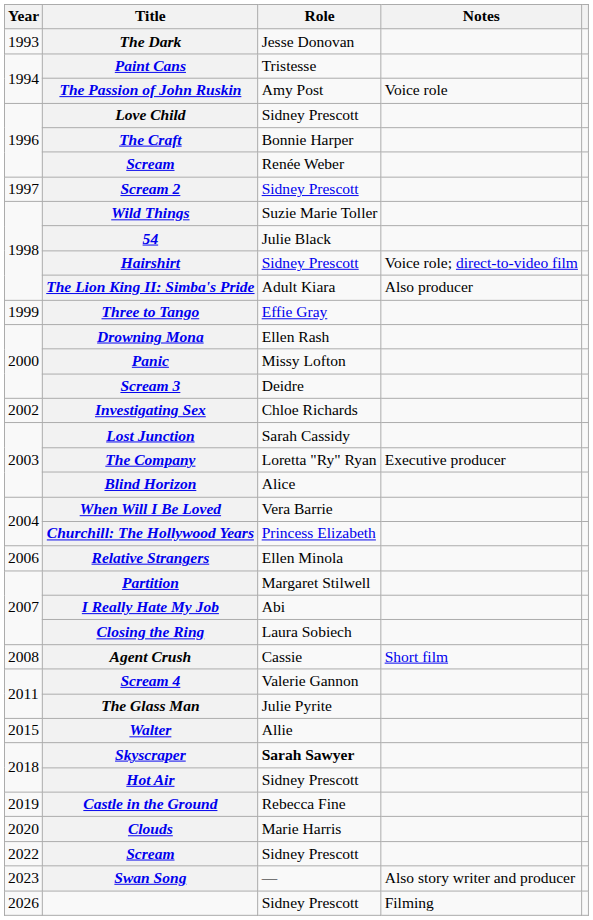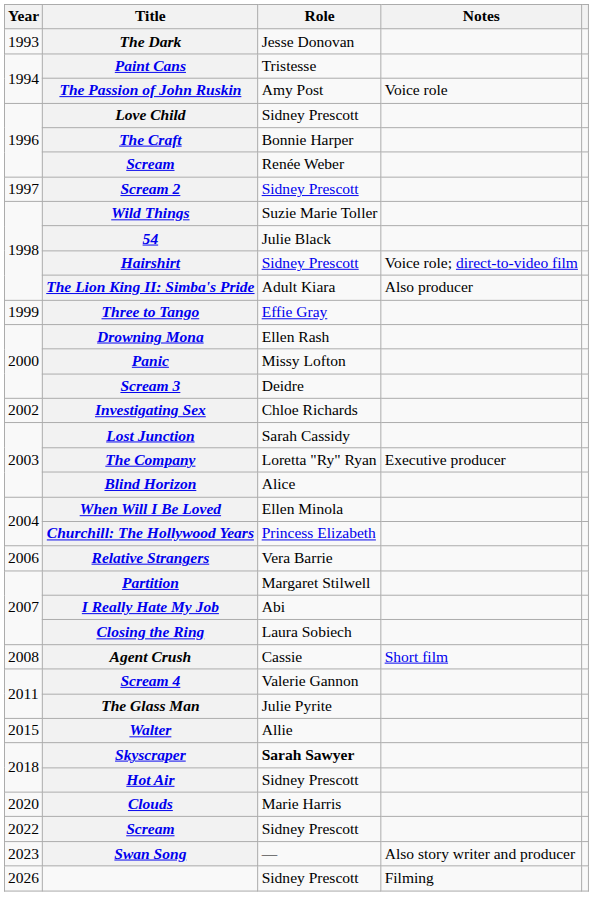(297, 509) Vera Barrie -> (302, 509) Ellen Minola
(302, 558) Ellen Minola -> (297, 558) Vera Barrie
- row: (24, 804)
